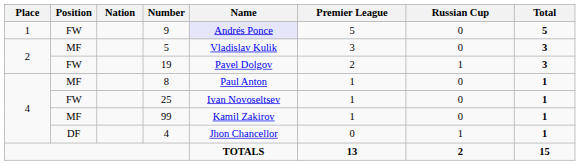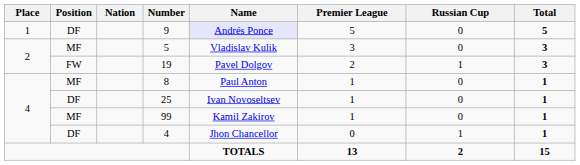(74, 30) FW -> (74, 30) DF
(74, 99) FW -> (74, 99) DF
